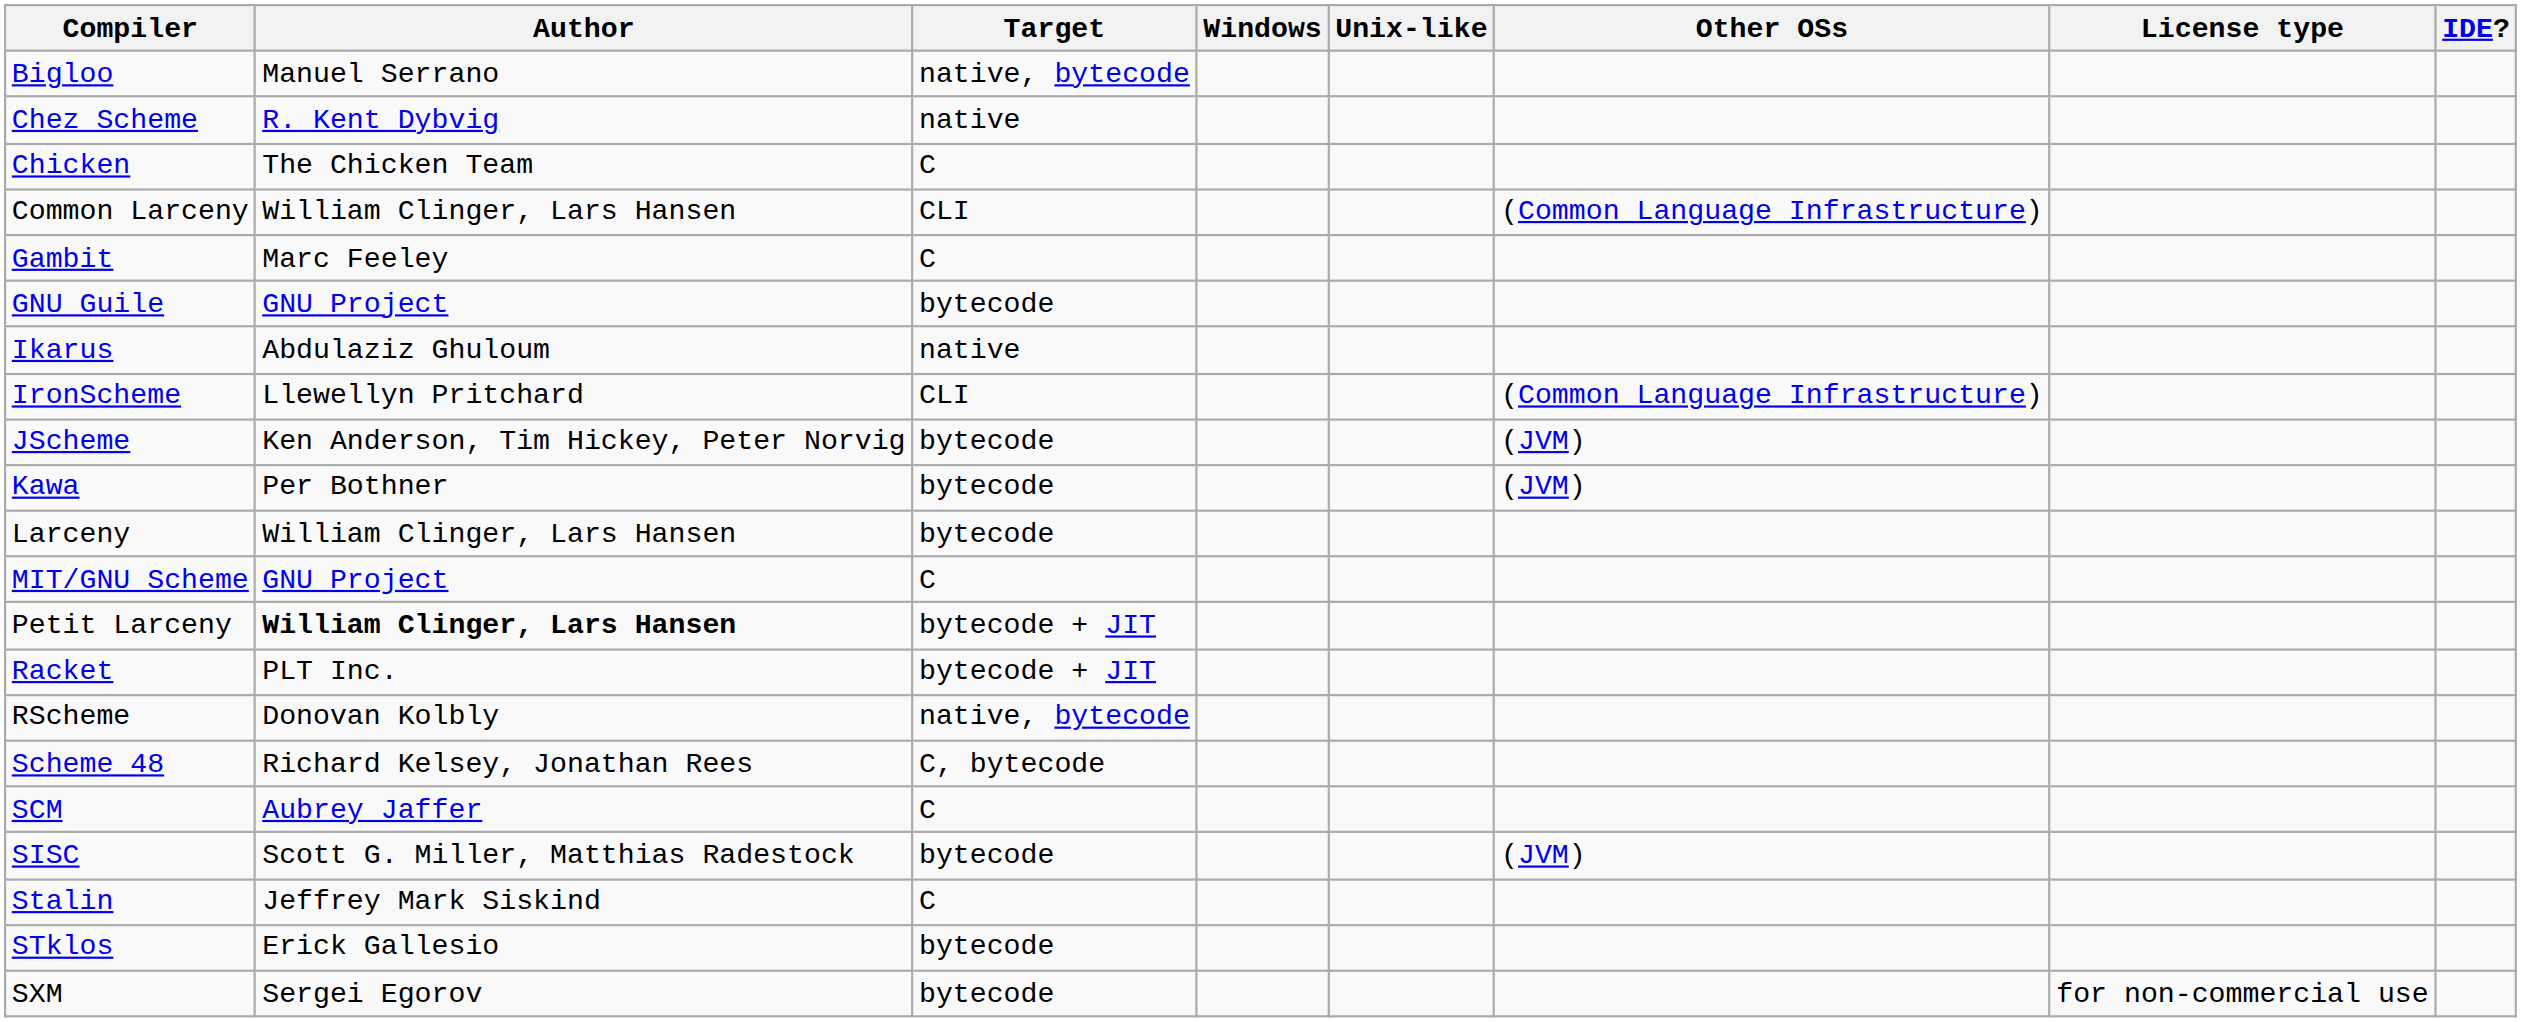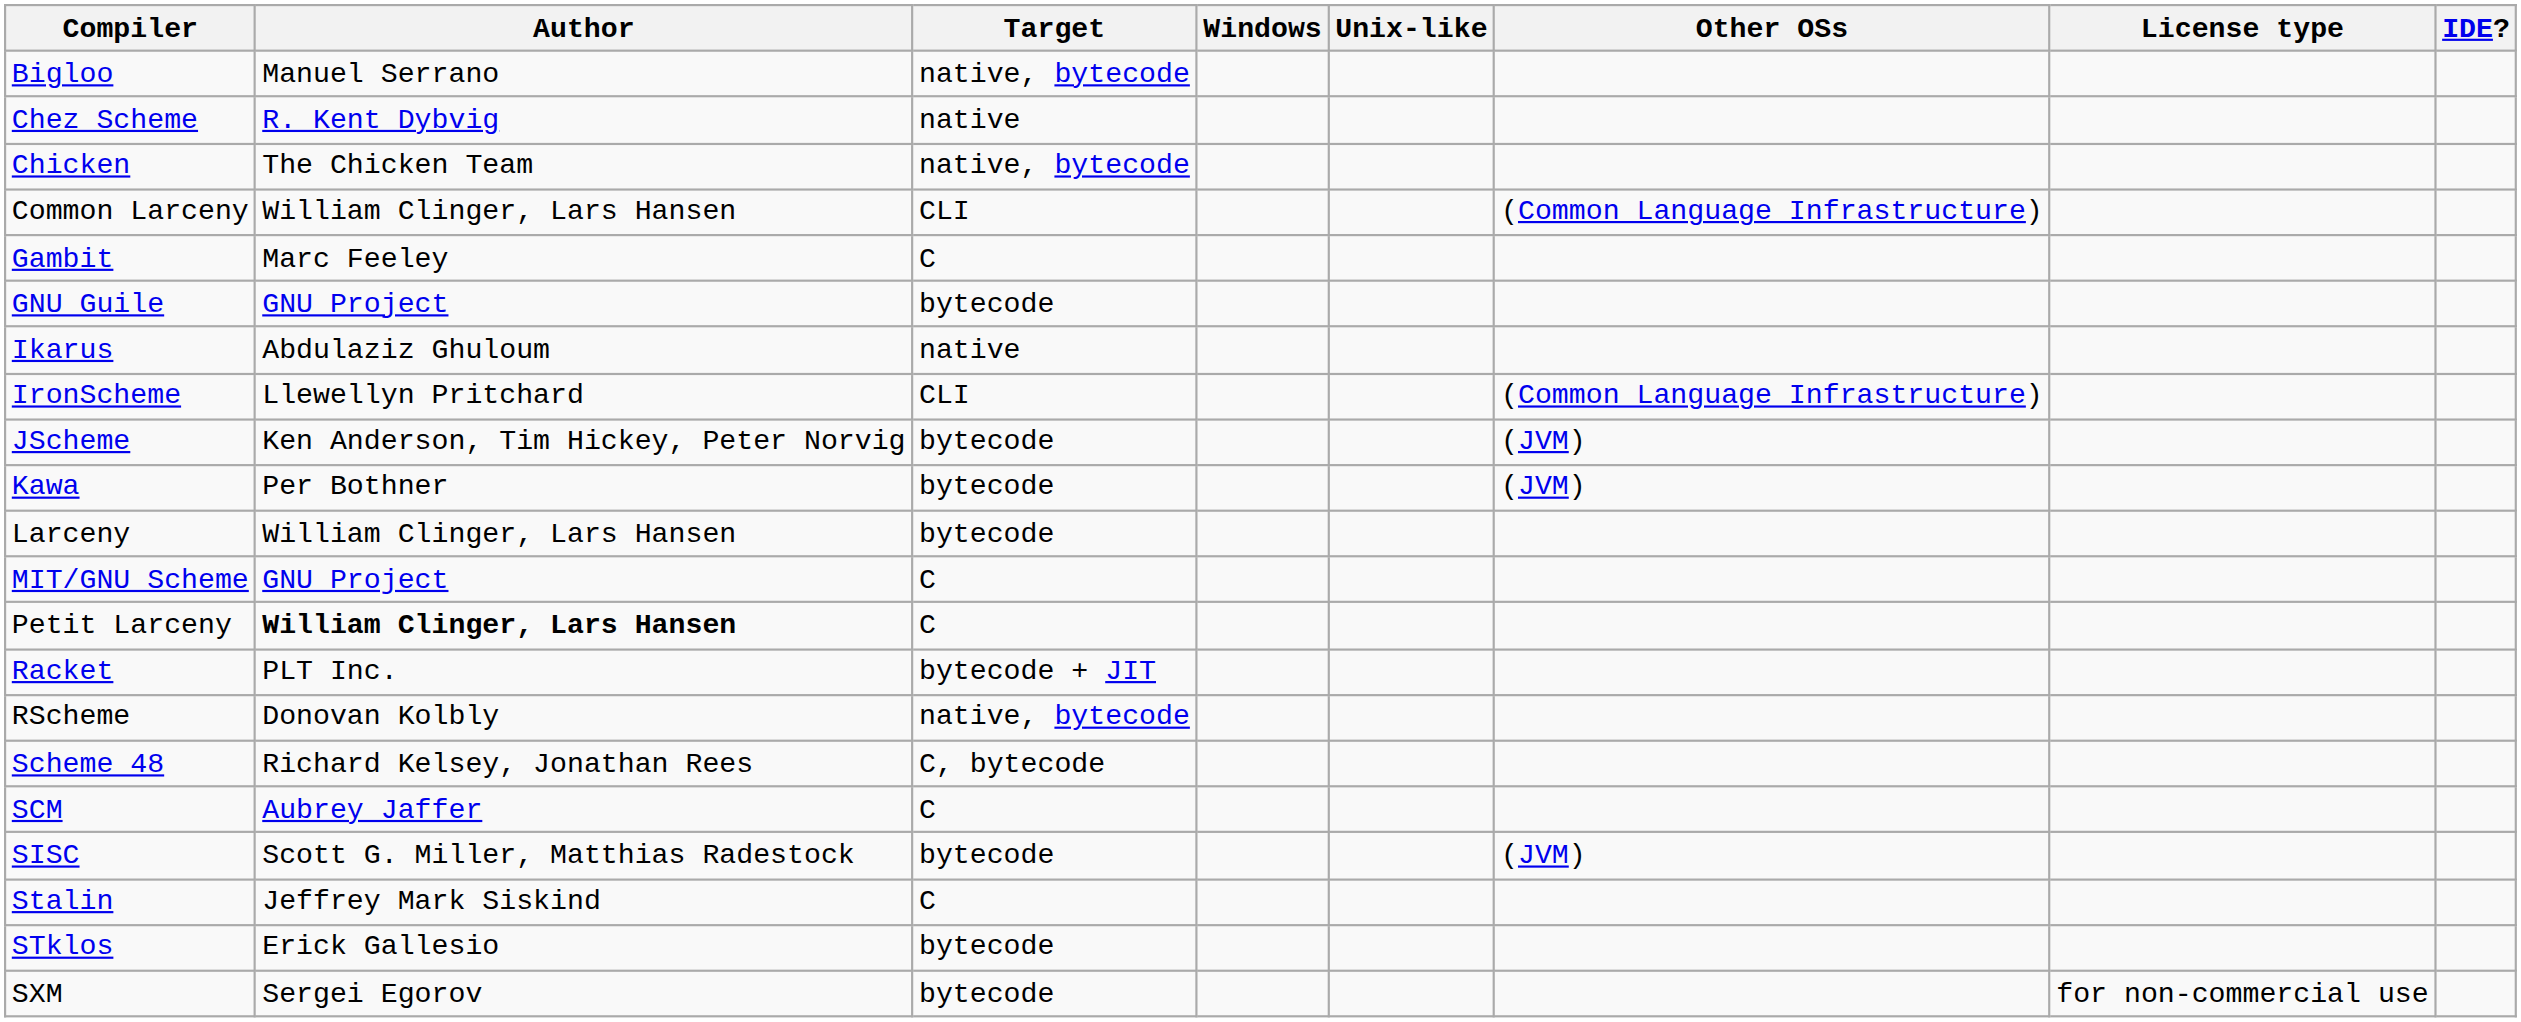(927, 166) C -> (1054, 166) native, bytecode
(1037, 626) bytecode + JIT -> (927, 626) C
